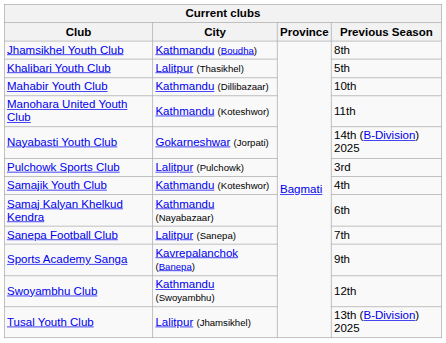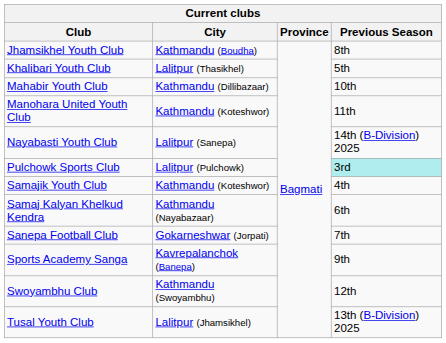(212, 142) Gokarneshwar (Jorpati) -> (196, 142) Lalitpur (Sanepa)
(342, 167) no background -> (342, 167) paleturquoise background
(196, 235) Lalitpur (Sanepa) -> (212, 235) Gokarneshwar (Jorpati)
